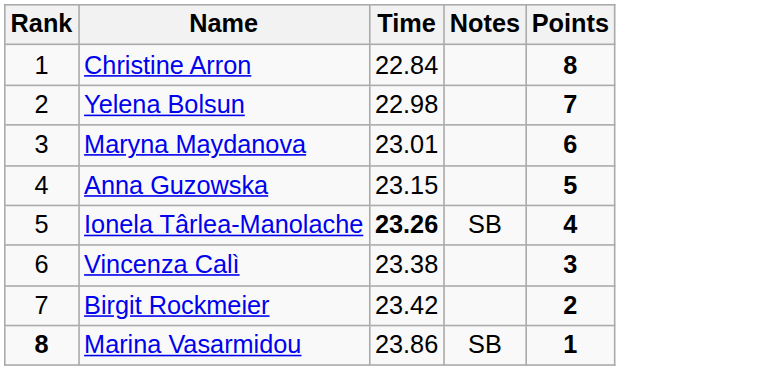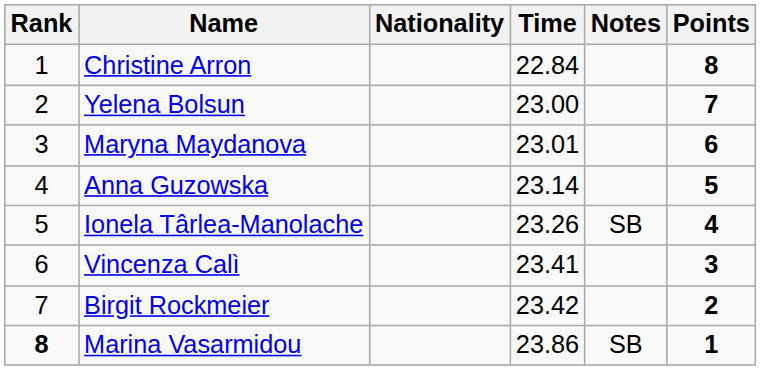+ column: (440, 24)
(407, 104) 22.98 -> (547, 104) 23.00
(407, 184) 23.15 -> (547, 184) 23.14
(407, 225) bold -> (547, 225) normal
(407, 265) 23.38 -> (547, 265) 23.41
